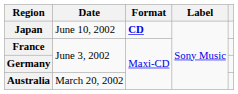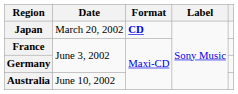(85, 30) June 10, 2002 -> (89, 30) March 20, 2002
(89, 81) March 20, 2002 -> (85, 81) June 10, 2002
